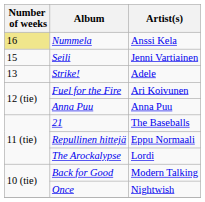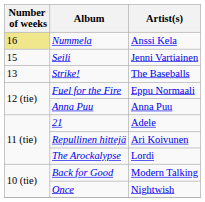(143, 73) Adele -> (160, 73) The Baseballs
(160, 90) Ari Koivunen -> (163, 90) Eppu Normaali
(160, 123) The Baseballs -> (143, 123) Adele
(163, 139) Eppu Normaali -> (160, 139) Ari Koivunen
